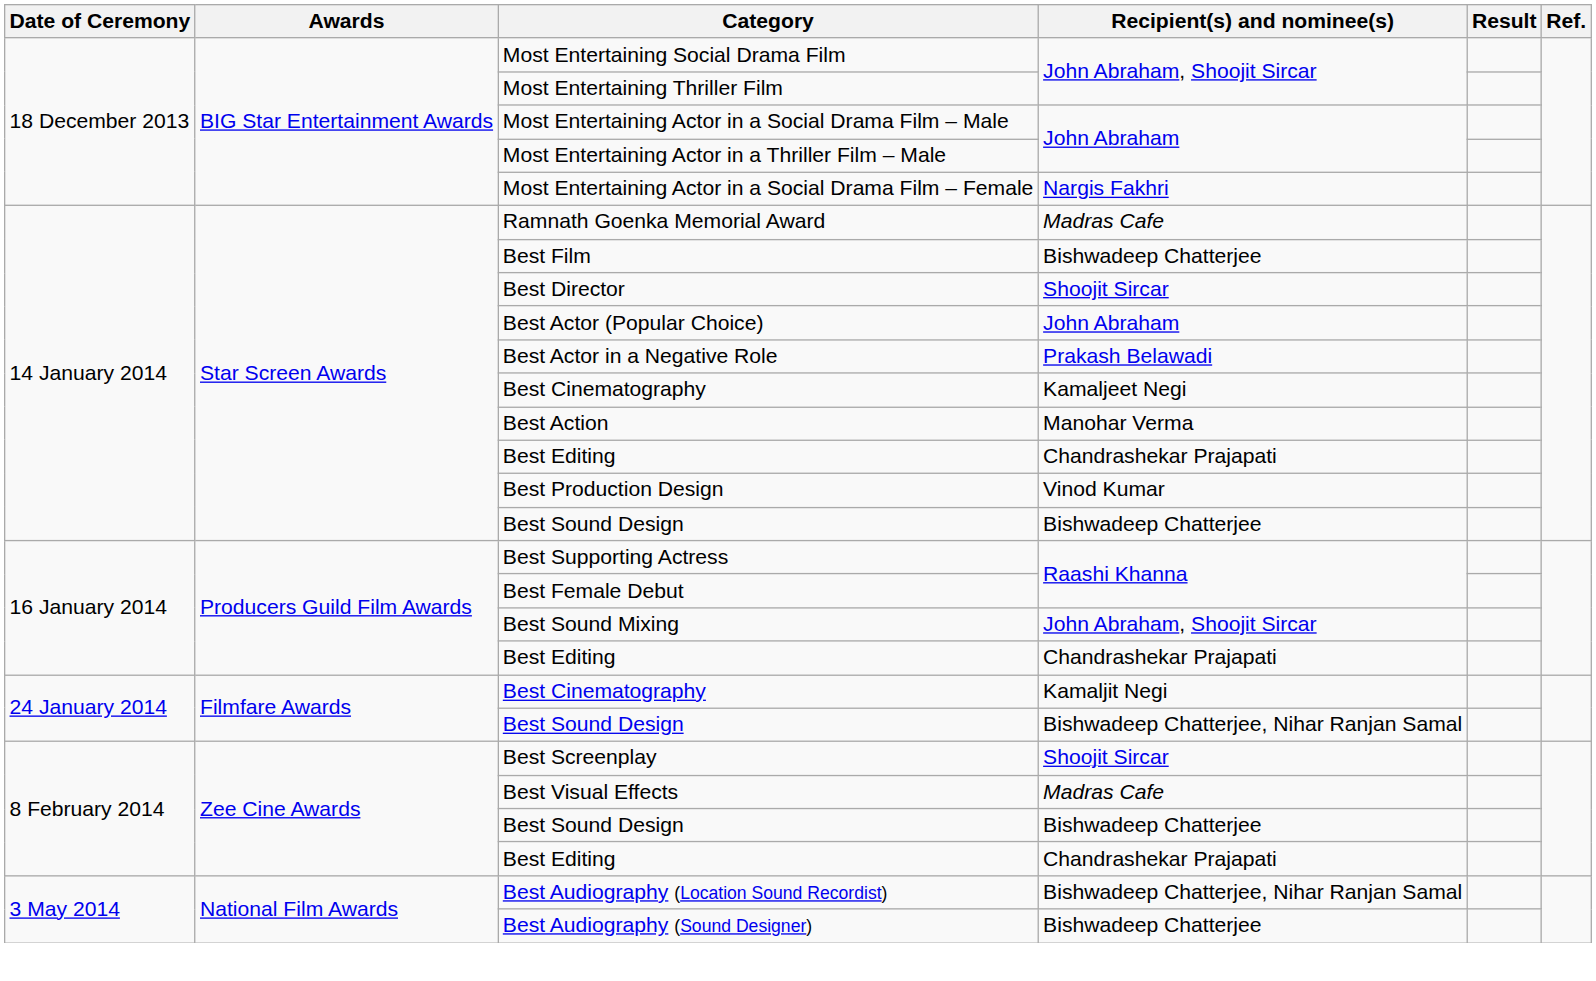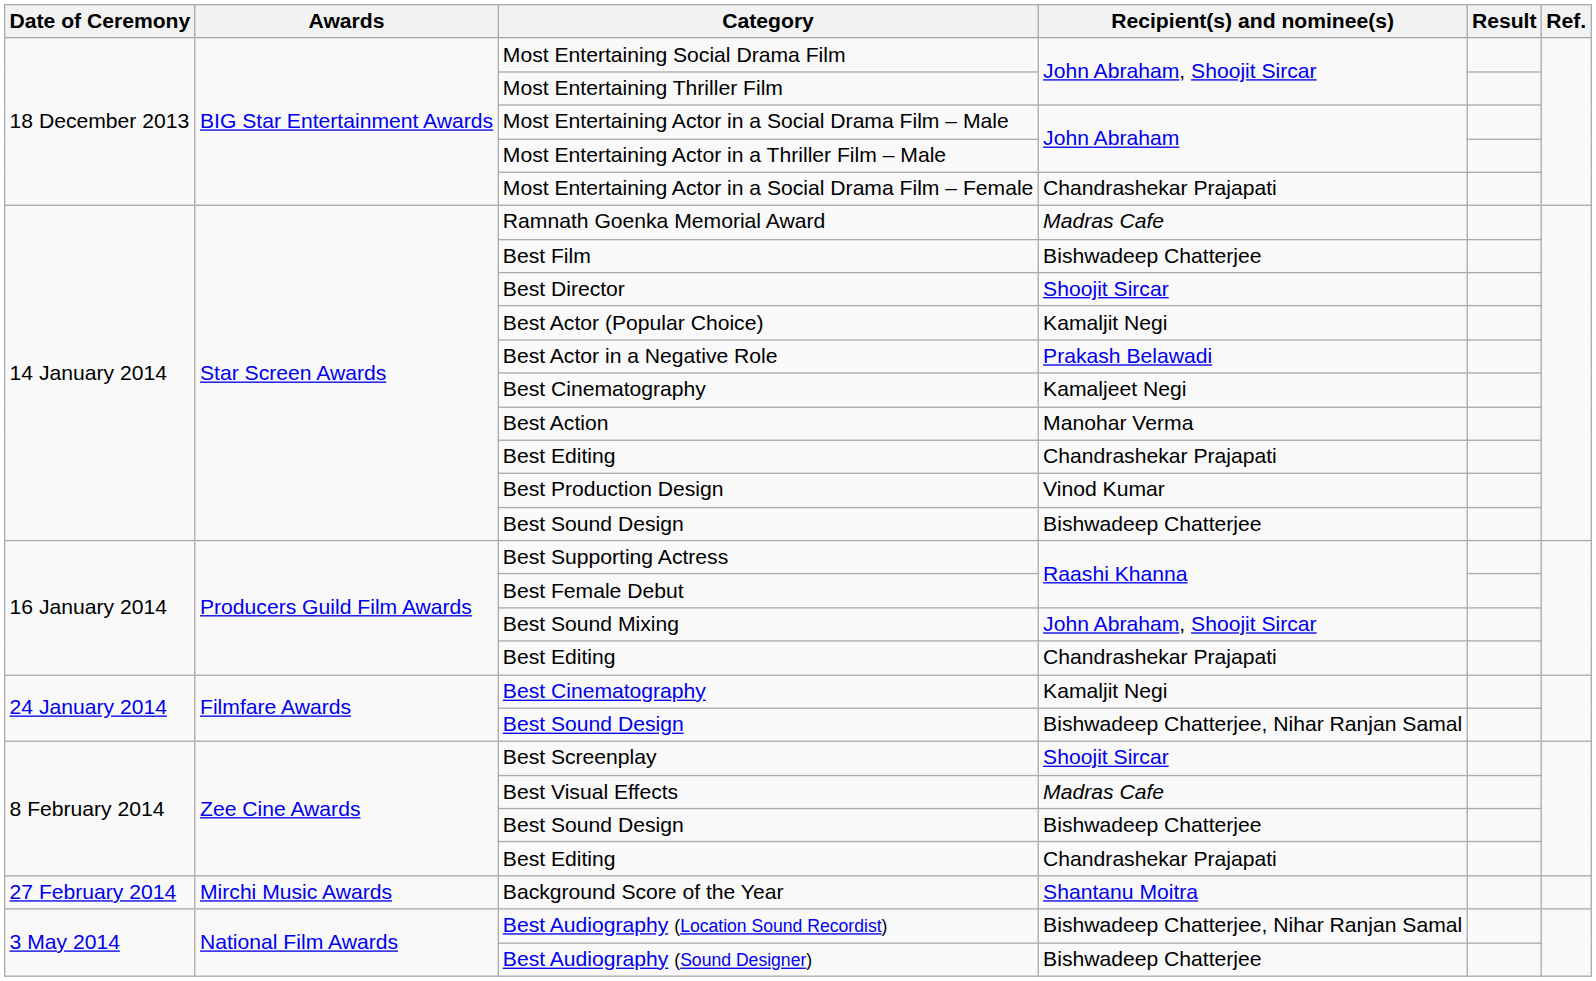(1106, 188) Nargis Fakhri -> (1160, 188) Chandrashekar Prajapati
(1111, 322) John Abraham -> (1105, 322) Kamaljit Negi
+ row: (93, 892)
